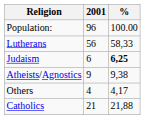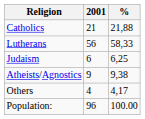rows swapped: (25, 106) <-> (29, 28)
(119, 59) bold -> (119, 59) normal
